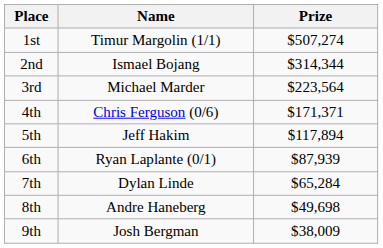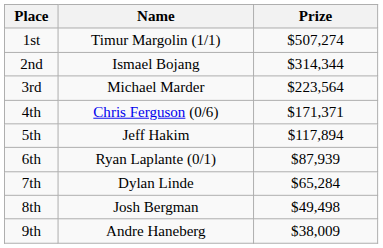(156, 207) Andre Haneberg -> (156, 207) Josh Bergman
(316, 207) $49,698 -> (316, 207) $49,498
(156, 231) Josh Bergman -> (156, 231) Andre Haneberg
